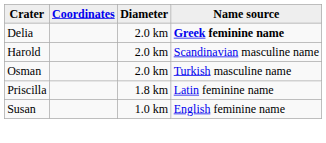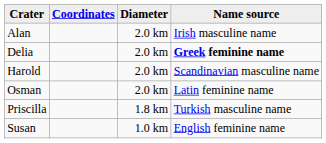+ row: (19, 33)
(232, 71) Turkish masculine name -> (224, 90) Latin feminine name
(224, 90) Latin feminine name -> (232, 109) Turkish masculine name
